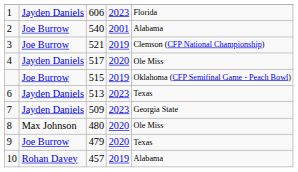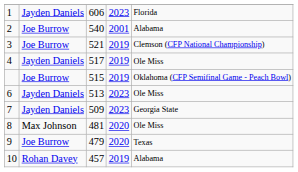(119, 61) 2020 -> (119, 61) 2019
(143, 93) Texas -> (148, 93) Ole Miss
(96, 126) 480 -> (96, 126) 481
